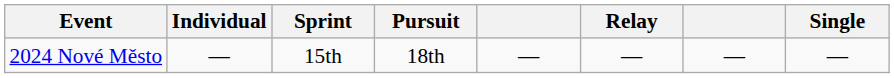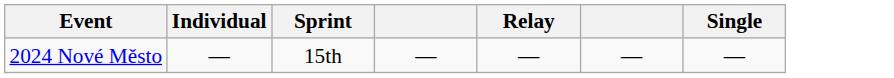- column: (426, 21)
